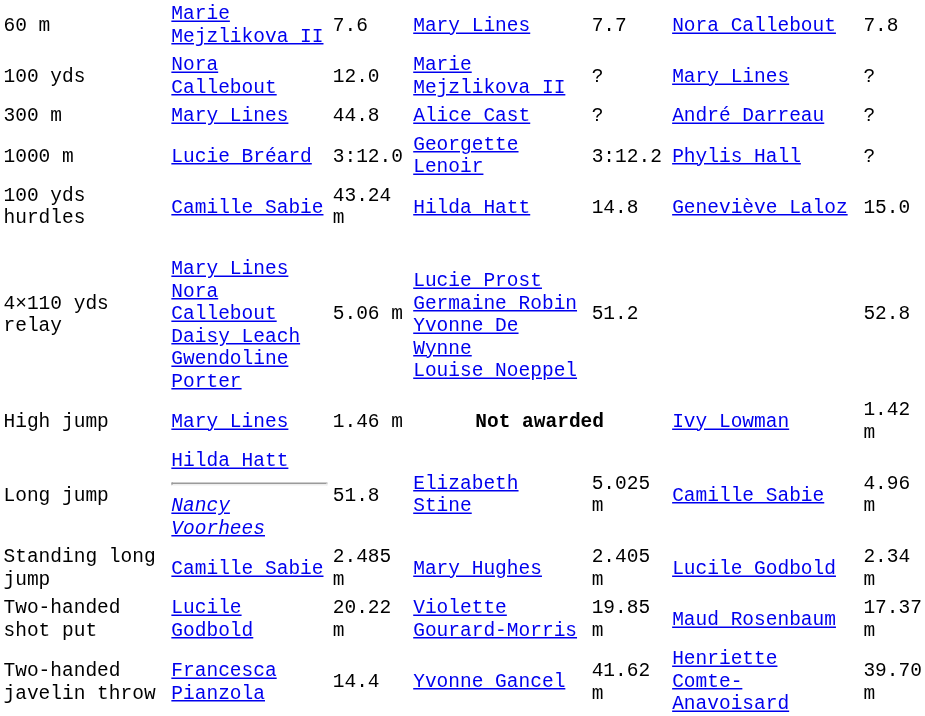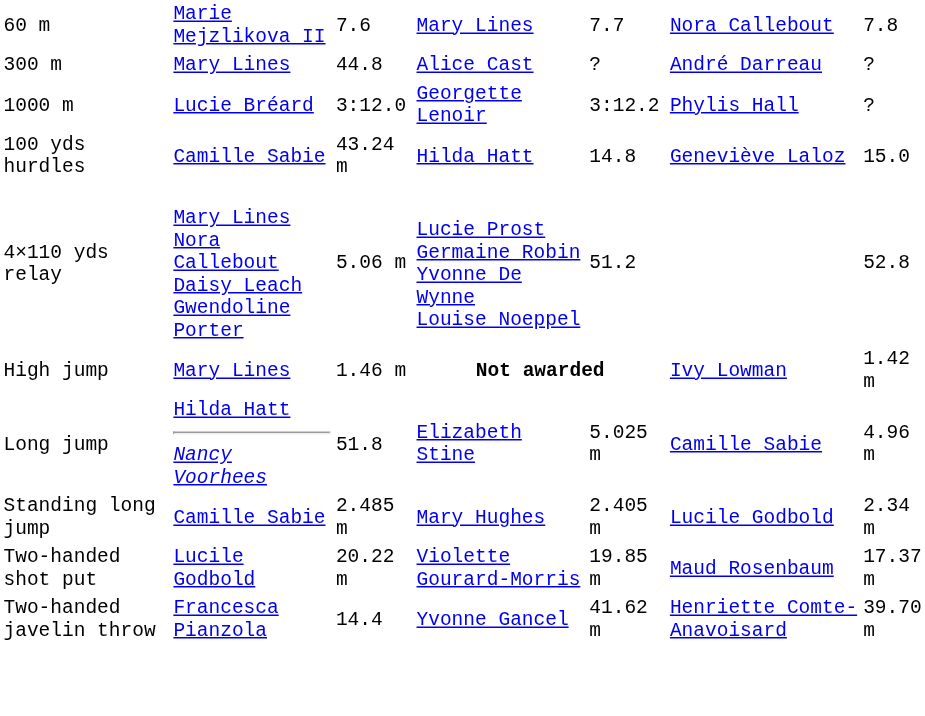- row: (44, 76)
